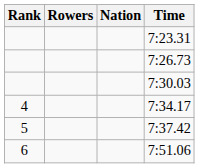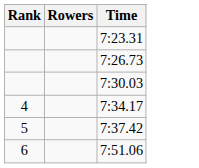- column: (121, 15)
